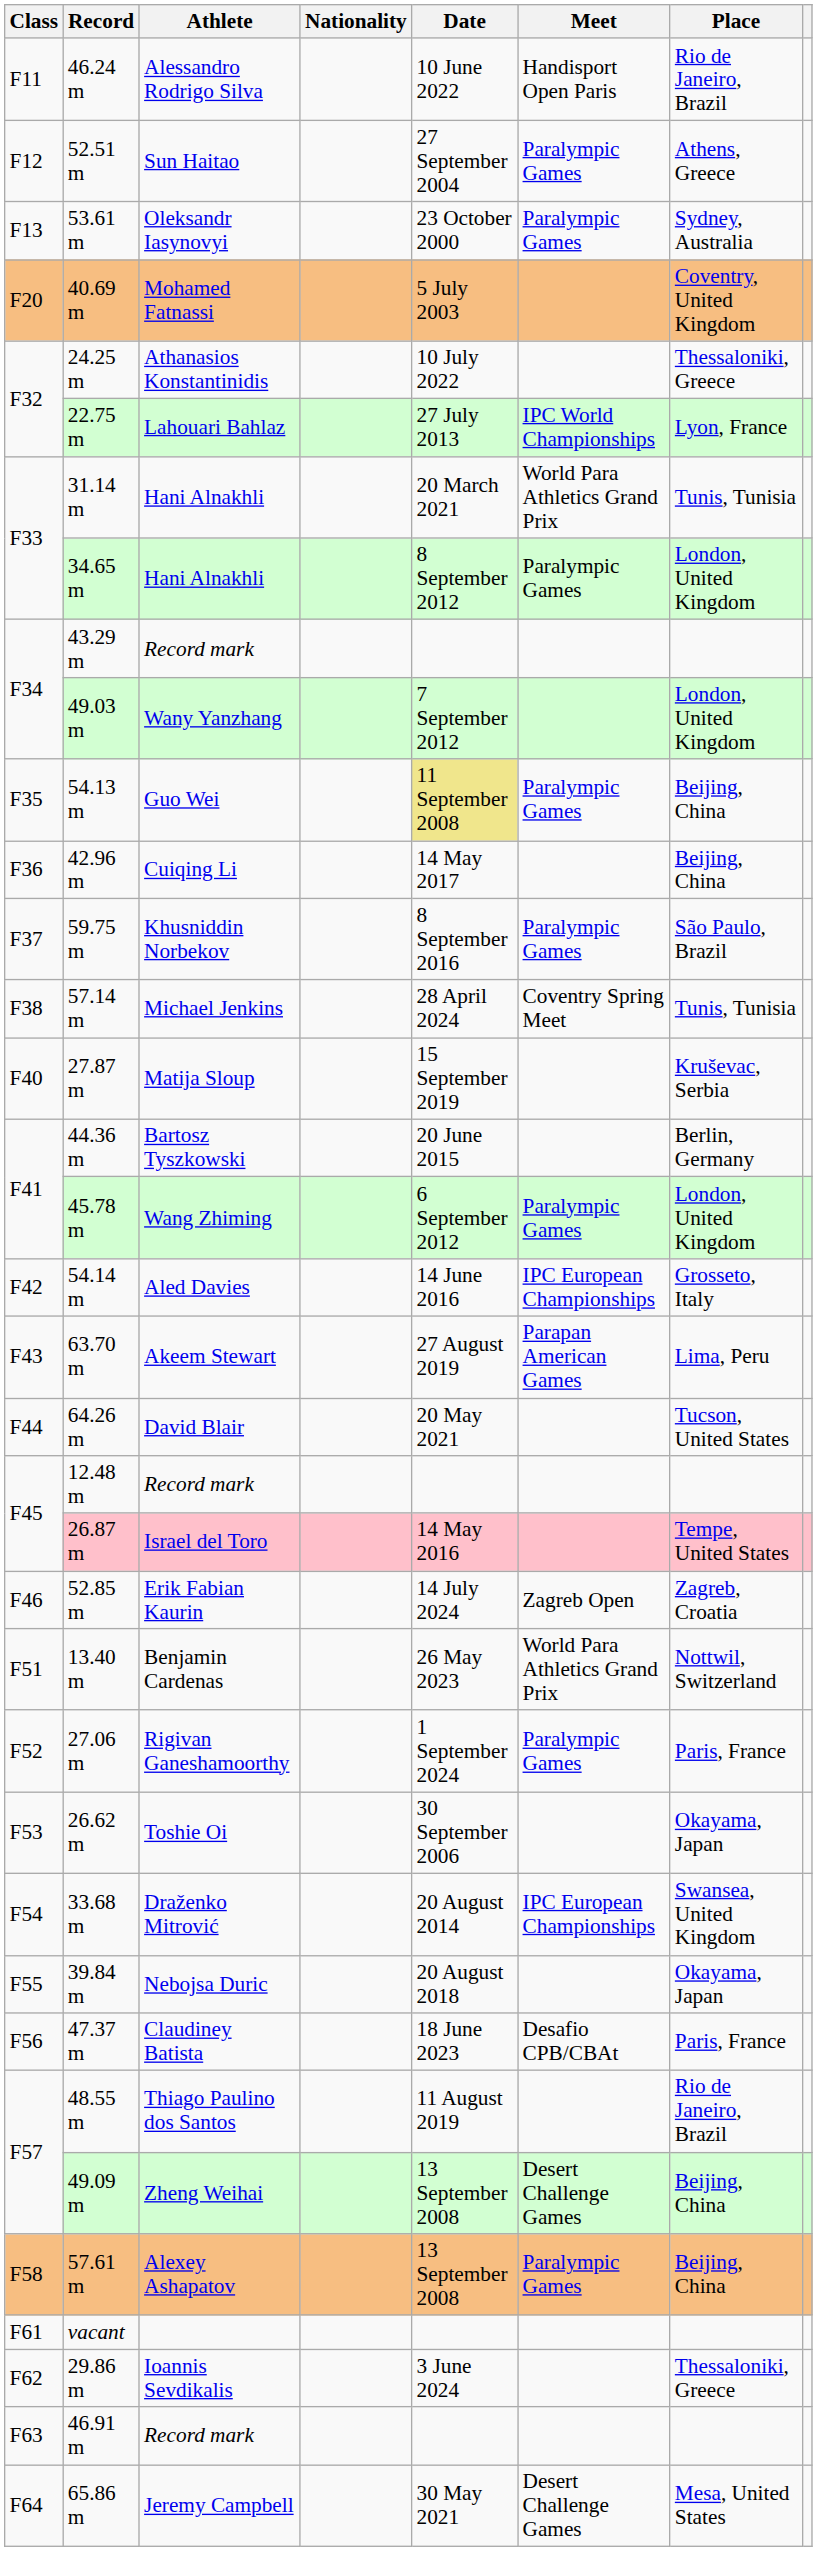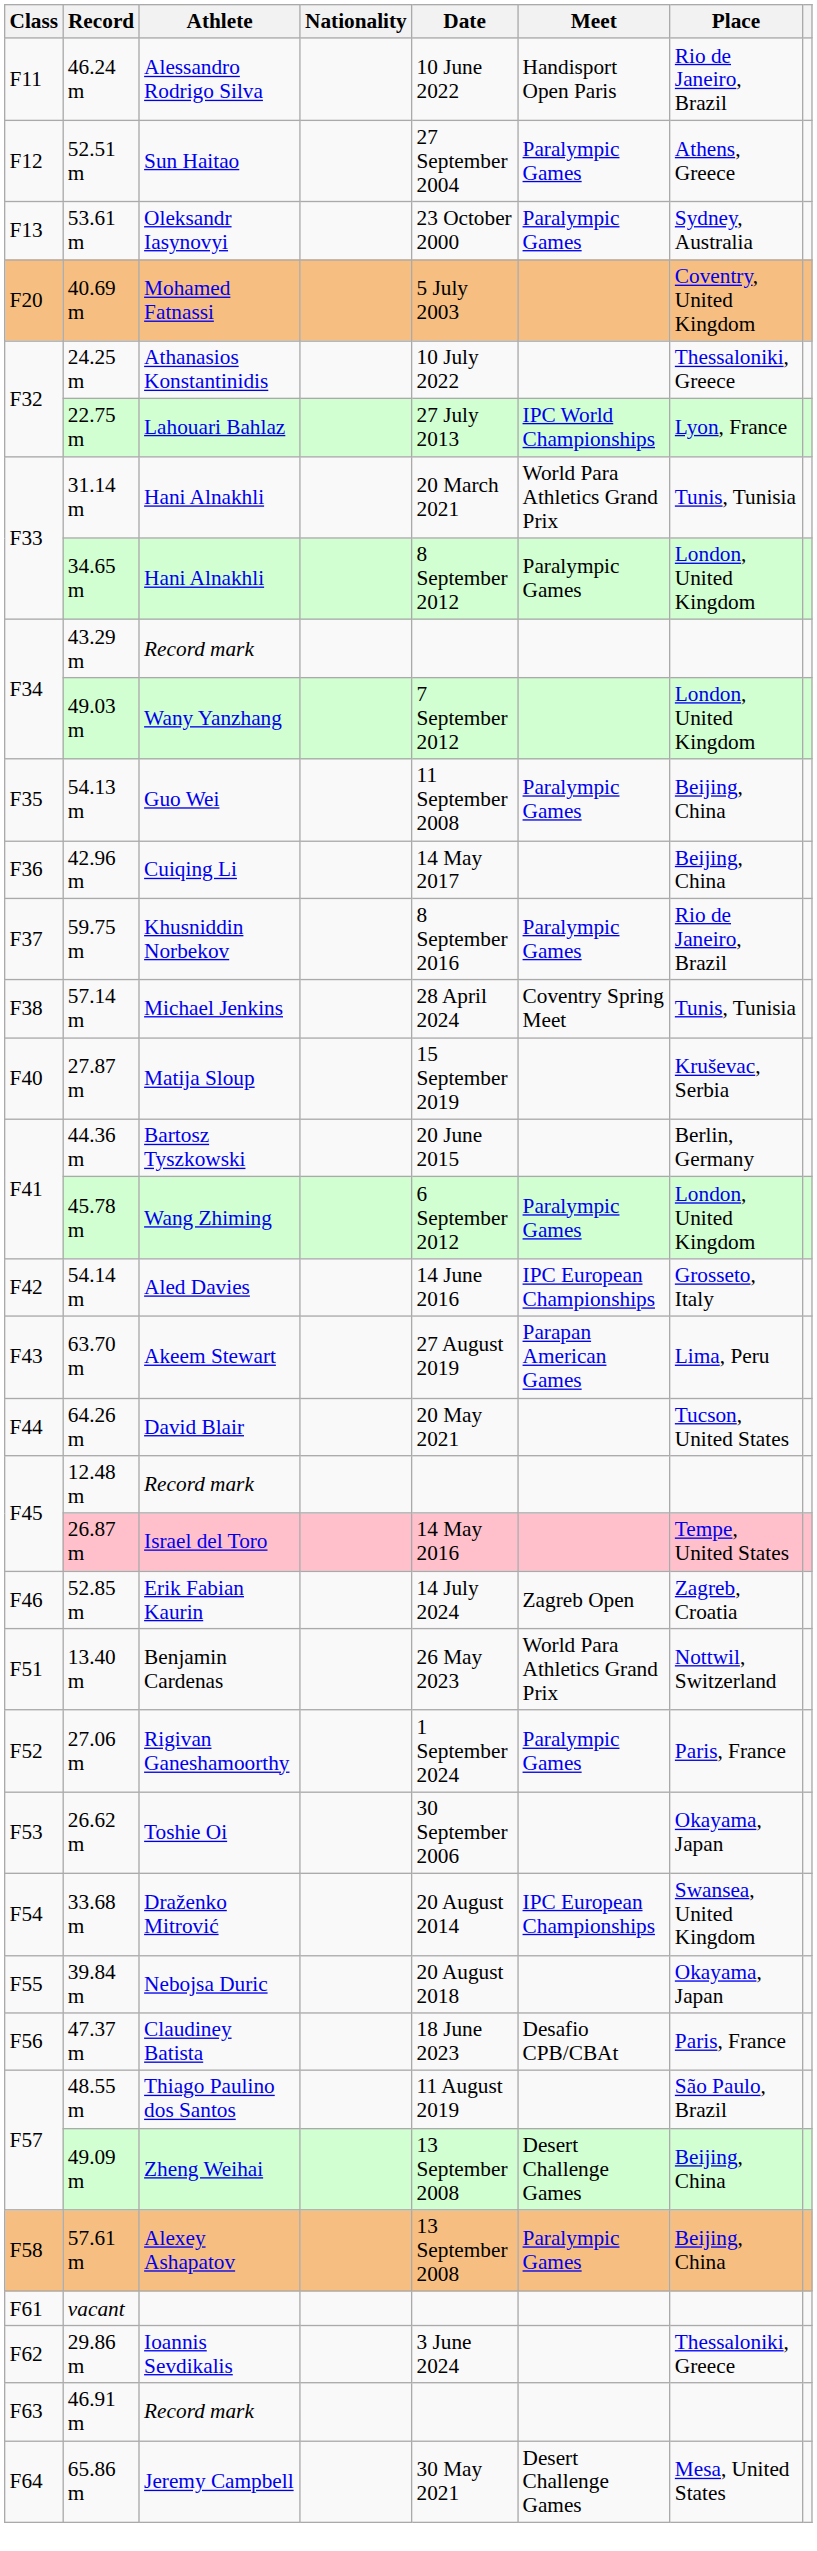(462, 799) khaki background -> (462, 799) no background
(720, 938) São Paulo, Brazil -> (708, 938) Rio de Janeiro, Brazil
(708, 2111) Rio de Janeiro, Brazil -> (720, 2099) São Paulo, Brazil
